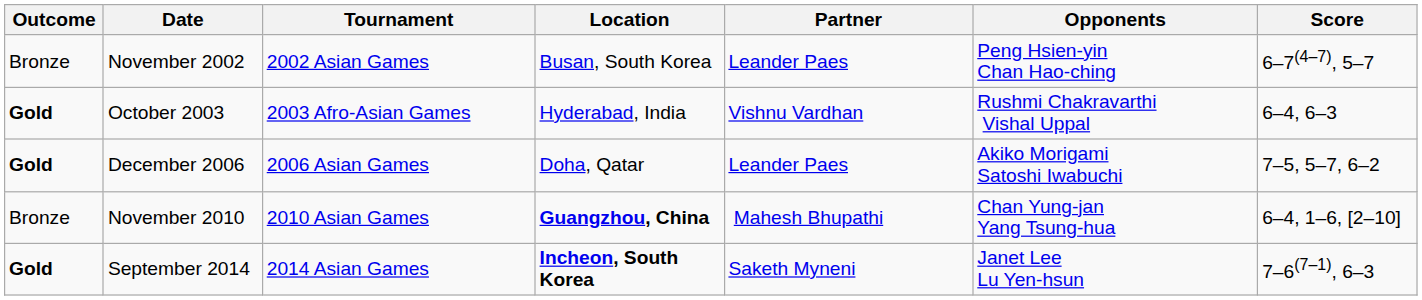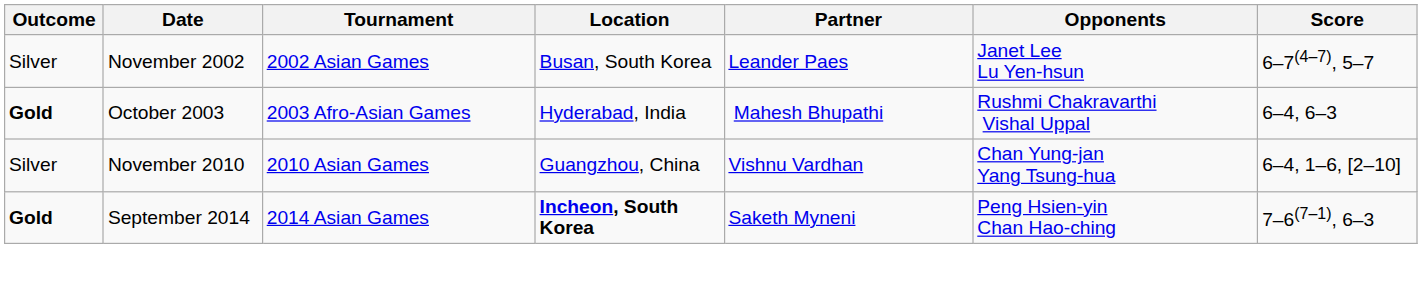(39, 60) Bronze -> (33, 60) Silver
(1047, 60) Peng Hsien-yin Chan Hao-ching -> (1031, 60) Janet Lee Lu Yen-hsun
(796, 113) Vishnu Vardhan -> (806, 113) Mahesh Bhupathi
- row: (176, 165)
(39, 217) Bronze -> (33, 165) Silver
(624, 217) bold -> (620, 165) normal
(806, 217) Mahesh Bhupathi -> (796, 165) Vishnu Vardhan
(1031, 269) Janet Lee Lu Yen-hsun -> (1047, 217) Peng Hsien-yin Chan Hao-ching
